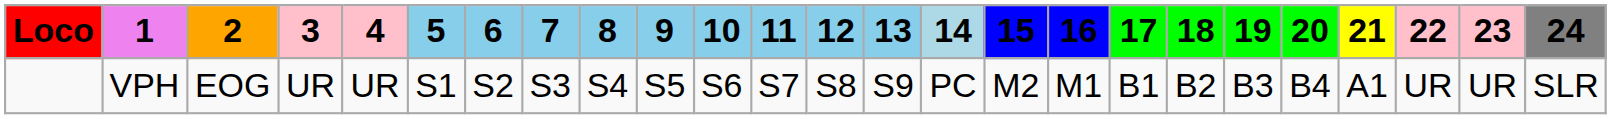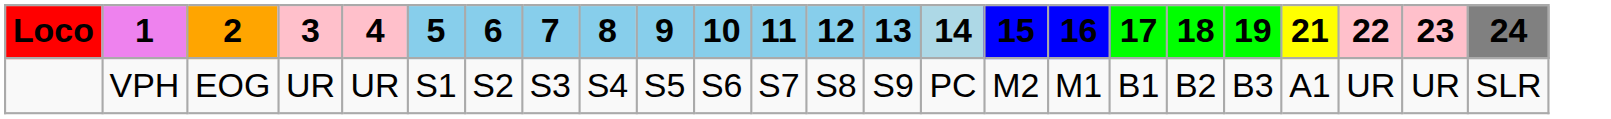- column: (1310, 31)
